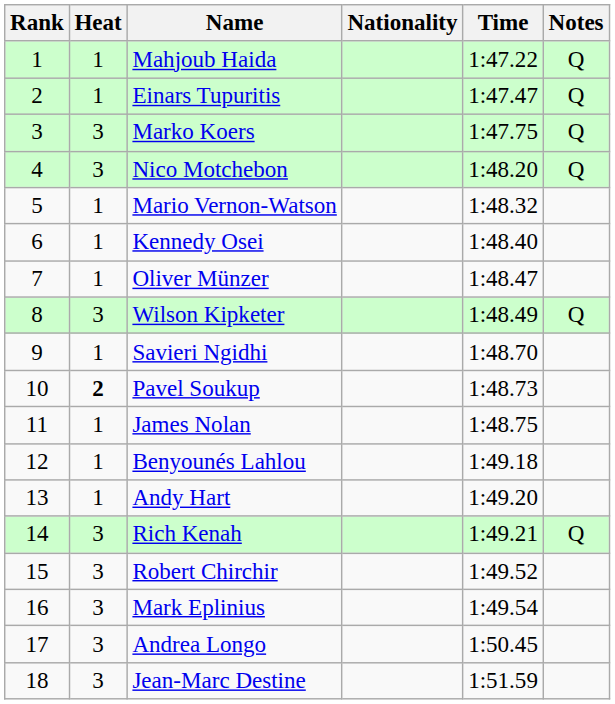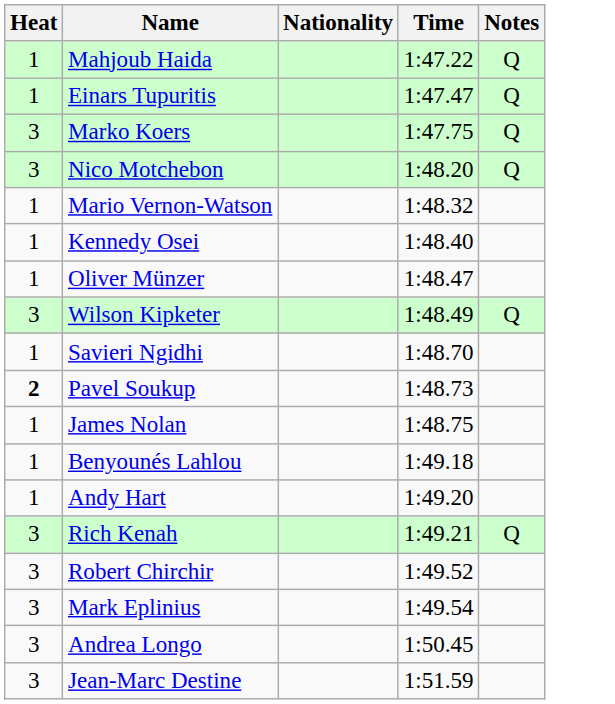- column: (37, 22)
